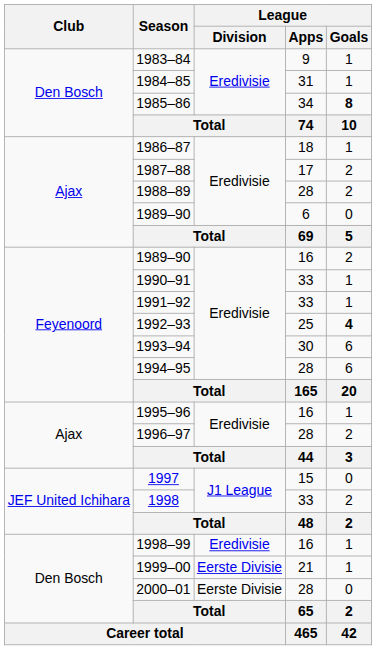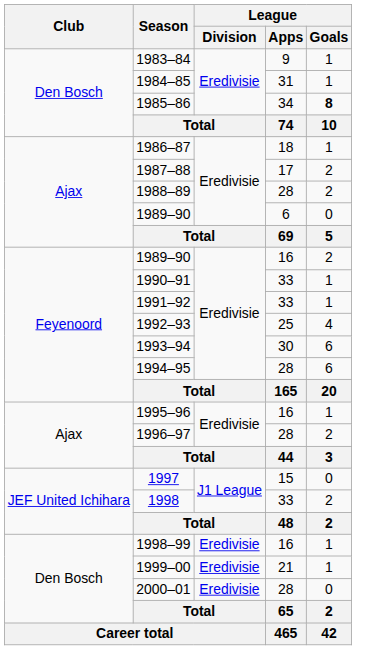(349, 324) bold -> (329, 324) normal
(239, 567) Eerste Divisie -> (229, 567) Eredivisie
(239, 589) Eerste Divisie -> (229, 589) Eredivisie
